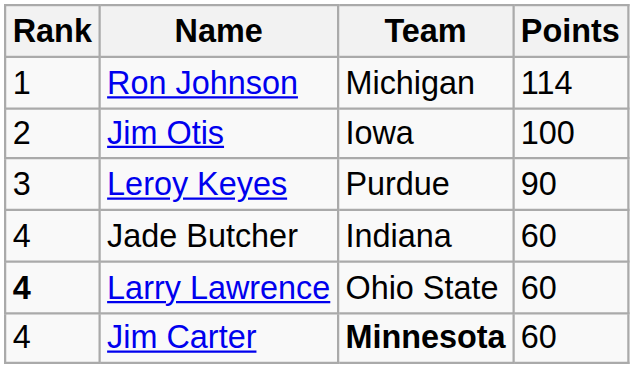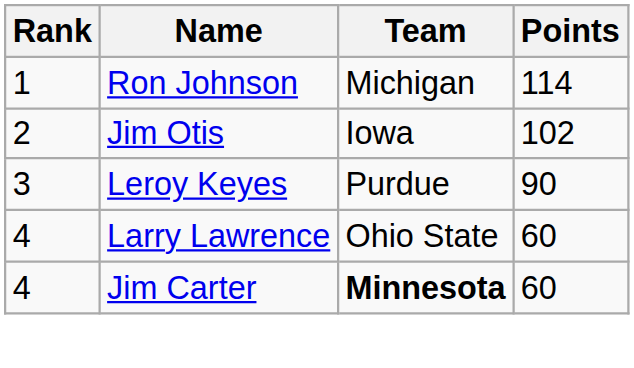(548, 133) 100 -> (548, 133) 102
- row: (203, 236)
(22, 287) bold -> (22, 236) normal
